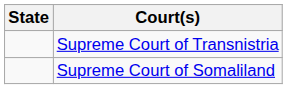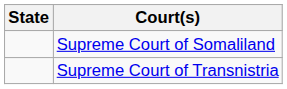rows swapped: (166, 70) <-> (168, 44)
